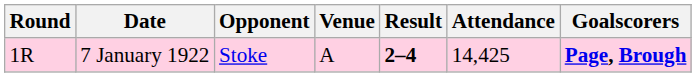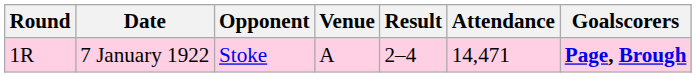(400, 54) bold -> (400, 54) normal
(481, 54) 14,425 -> (481, 54) 14,471
